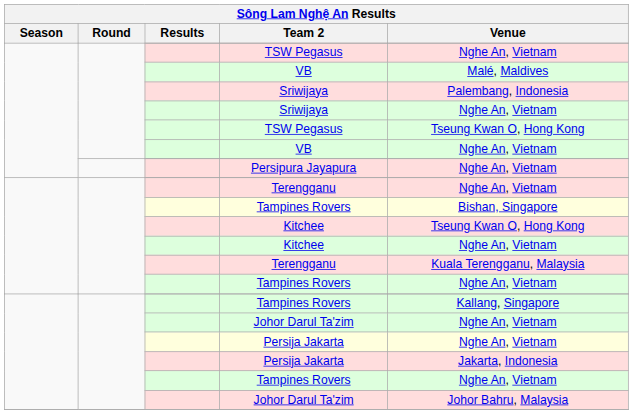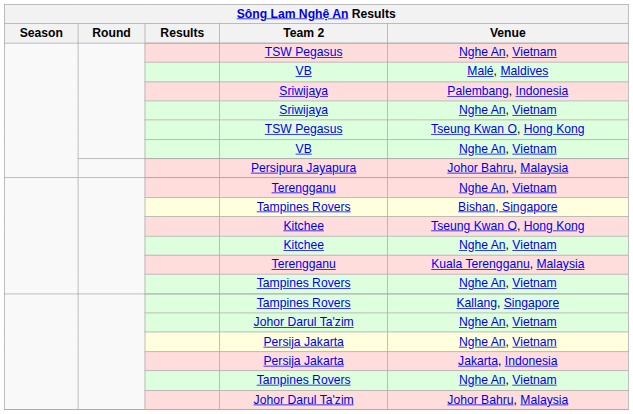(508, 168) Nghe An, Vietnam -> (508, 168) Johor Bahru, Malaysia
